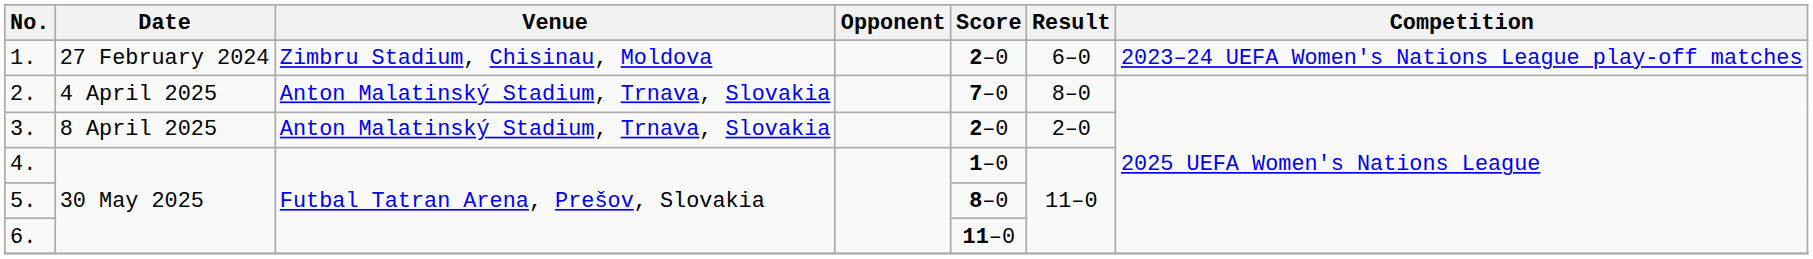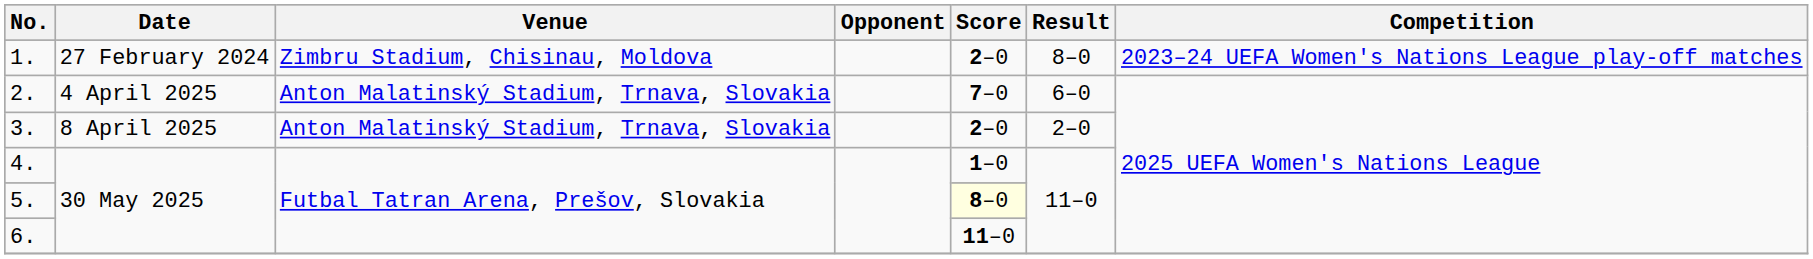(1071, 58) 6–0 -> (1071, 58) 8–0
(1071, 94) 8–0 -> (1071, 94) 6–0
(989, 201) no background -> (989, 201) lightyellow background
